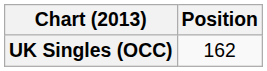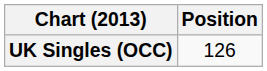(220, 50) 162 -> (220, 50) 126
